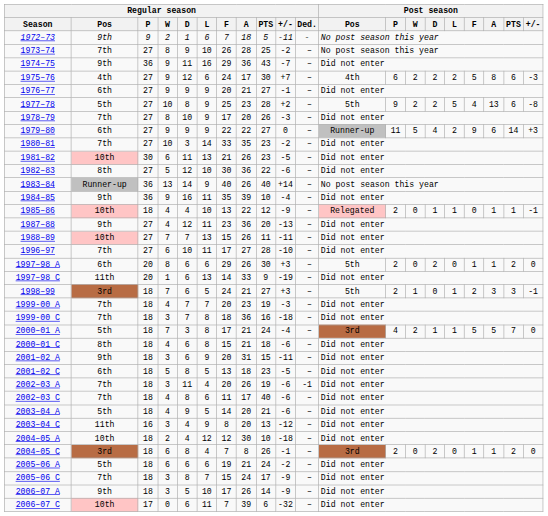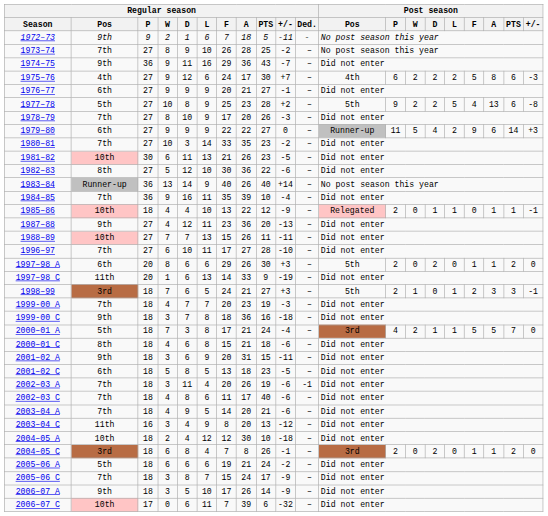(105, 198) 9th -> (105, 198) 7th
(105, 318) 7th -> (105, 318) 9th
(105, 411) 5th -> (105, 411) 7th
